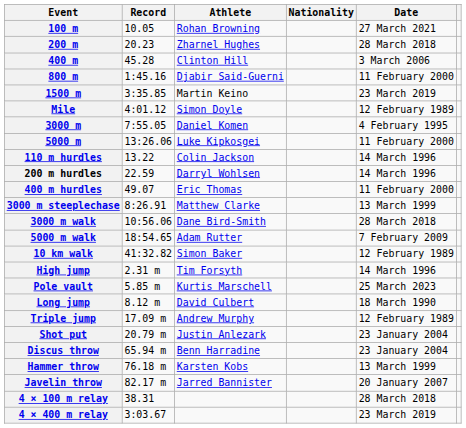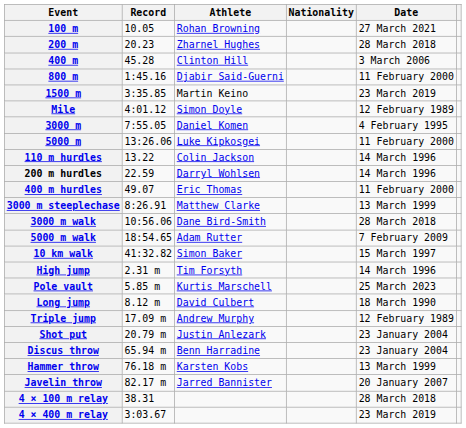(406, 254) 12 February 1989 -> (397, 254) 15 March 1997
